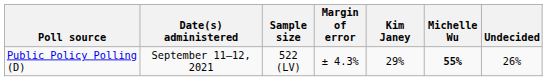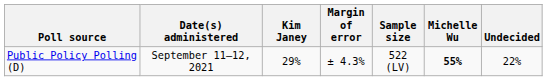columns swapped: (288, 31) <-> (395, 31)
(512, 61) 26% -> (512, 61) 22%
